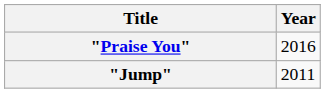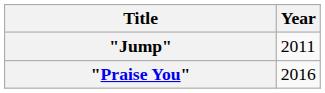rows swapped: (141, 74) <-> (141, 46)
